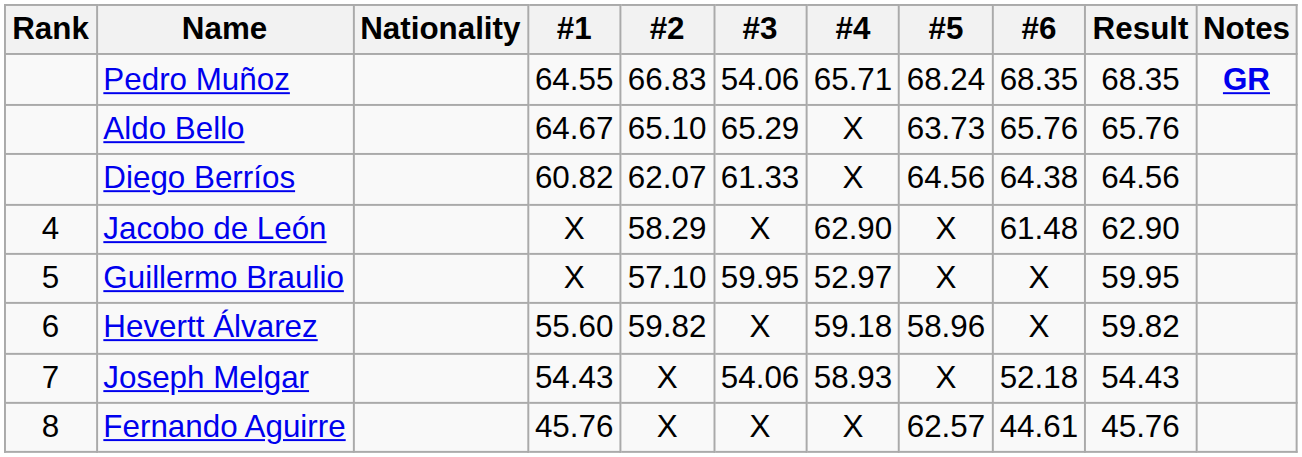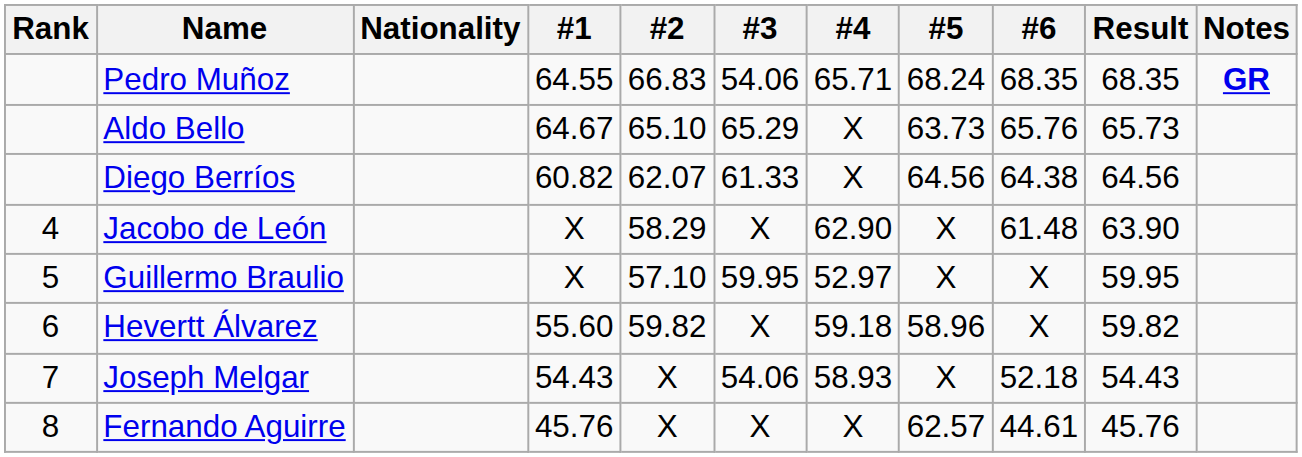(1141, 128) 65.76 -> (1141, 128) 65.73
(1141, 228) 62.90 -> (1141, 228) 63.90
